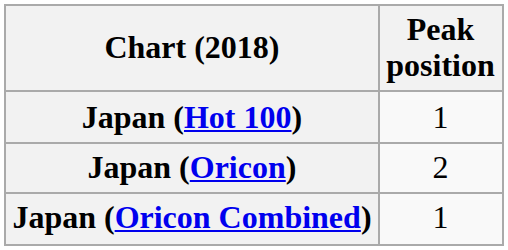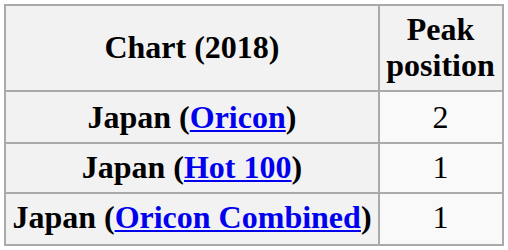rows swapped: (192, 116) <-> (192, 167)
